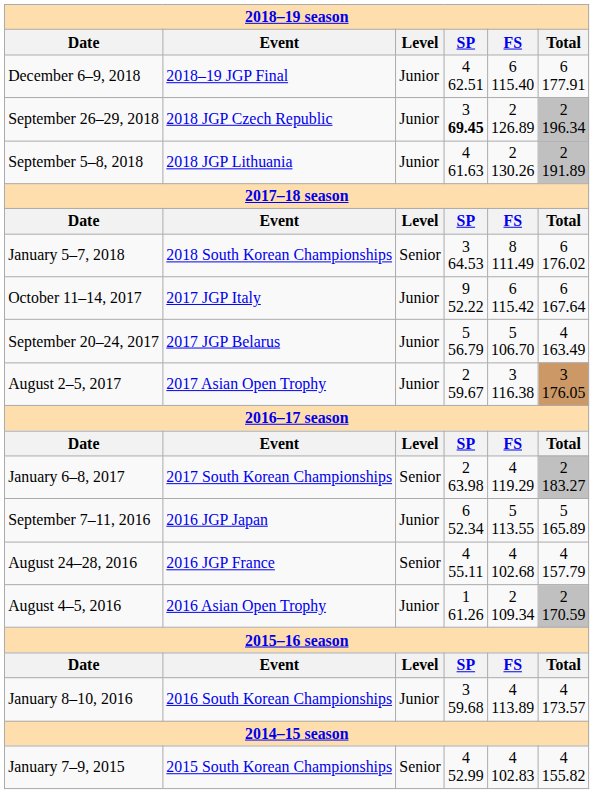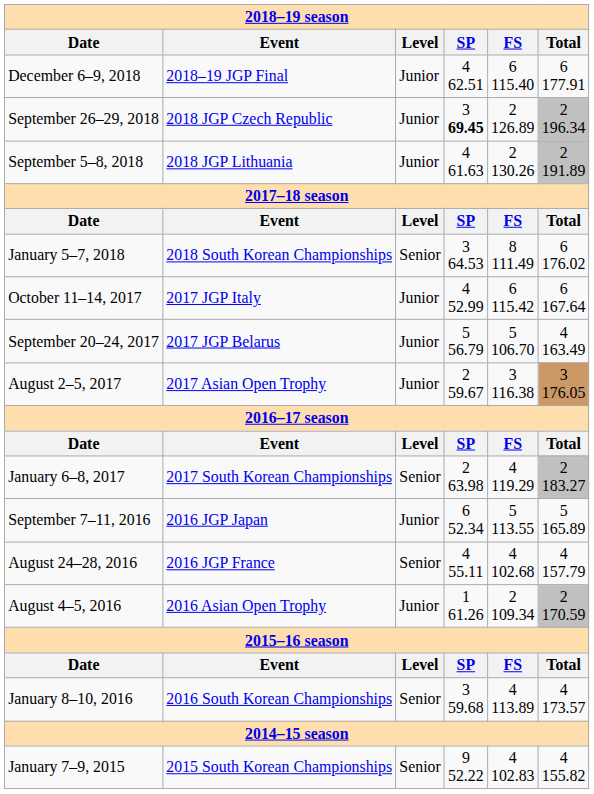(466, 298) 9 52.22 -> (466, 298) 4 52.99
(419, 699) Junior -> (420, 699) Senior
(466, 767) 4 52.99 -> (466, 767) 9 52.22
